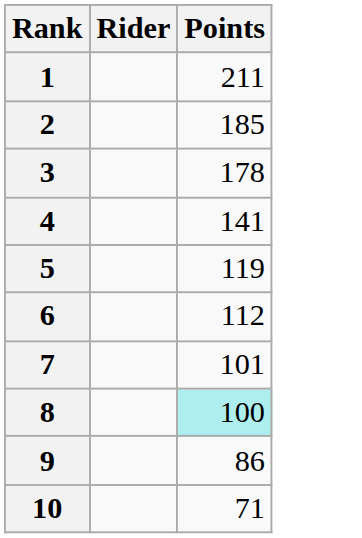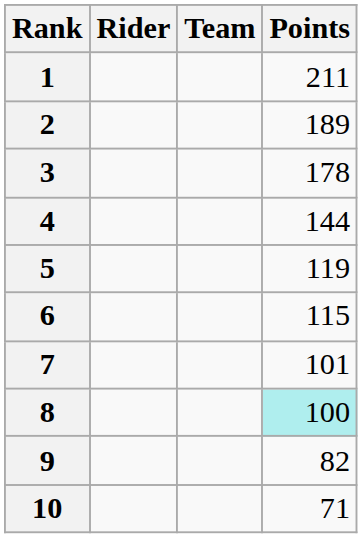+ column: (220, 28)
(242, 124) 185 -> (327, 124) 189
(242, 220) 141 -> (327, 220) 144
(243, 316) 112 -> (328, 316) 115
(250, 460) 86 -> (335, 460) 82
